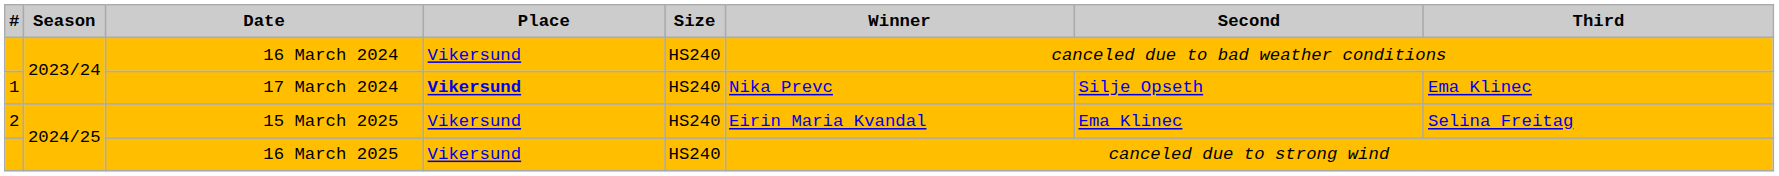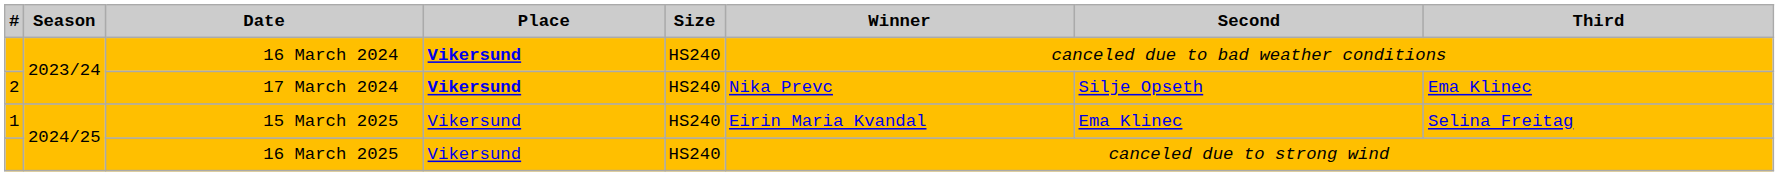(474, 55) normal -> (474, 55) bold
(14, 88) 1 -> (14, 88) 2
(14, 121) 2 -> (14, 121) 1
